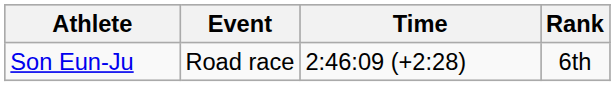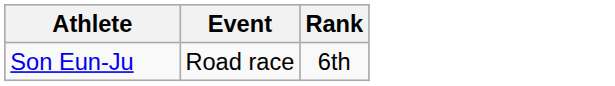- column: (420, 24)
